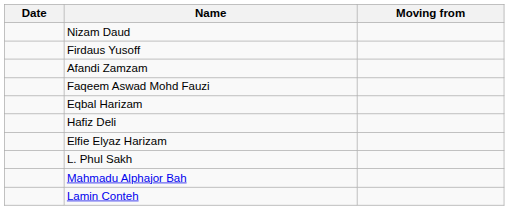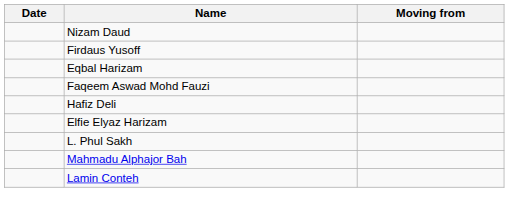- row: (107, 68)
rows swapped: (138, 86) <-> (105, 104)
